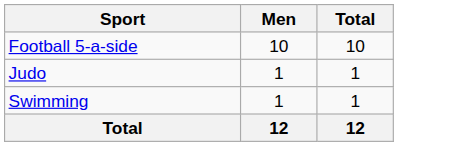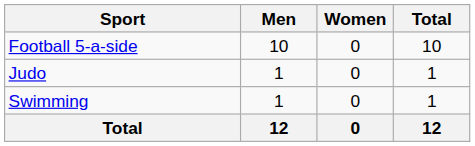+ column: (355, 18)
